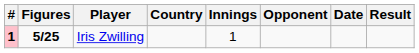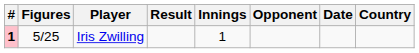columns swapped: (176, 15) <-> (390, 15)
(46, 36) bold -> (46, 36) normal
